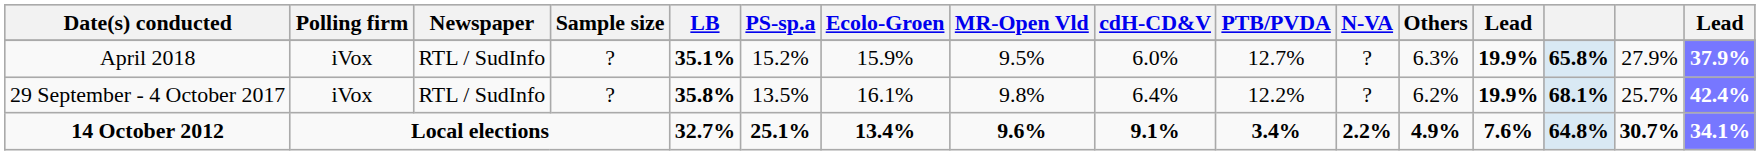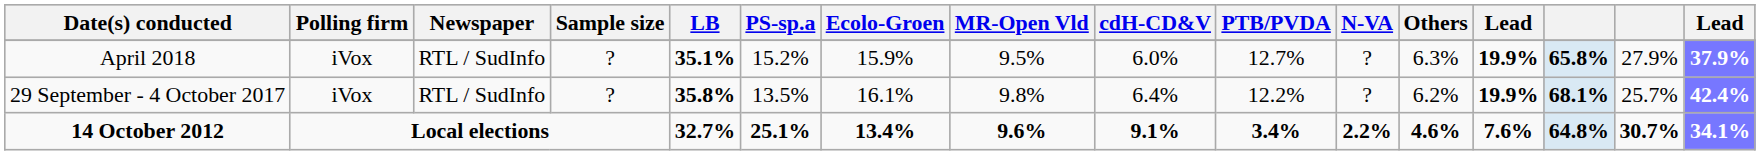(1436, 130) 4.9% -> (1436, 130) 4.6%
